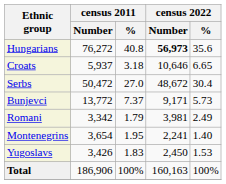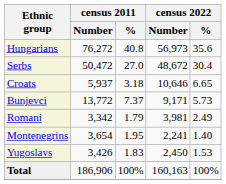(173, 48) bold -> (173, 48) normal
rows swapped: (19, 83) <-> (21, 65)
